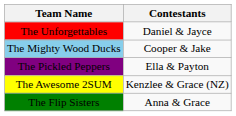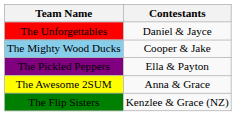(177, 84) Kenzlee & Grace (NZ) -> (177, 84) Anna & Grace
(177, 102) Anna & Grace -> (177, 102) Kenzlee & Grace (NZ)
